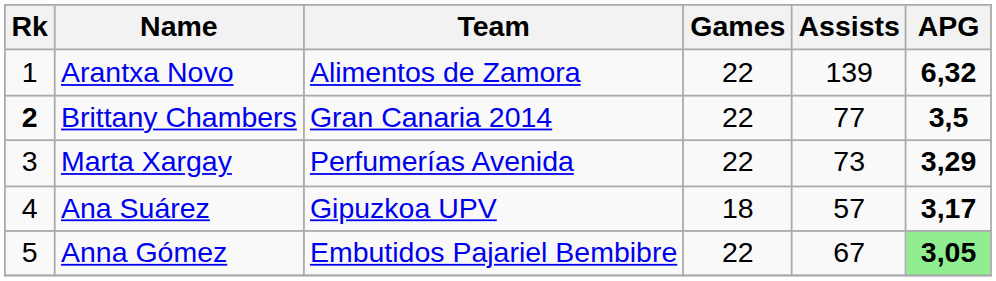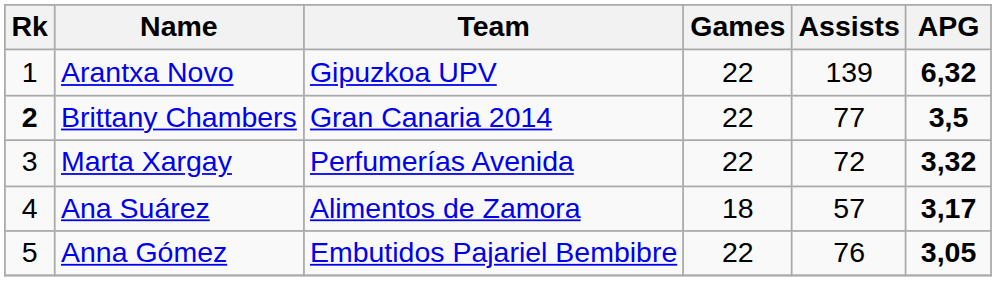(445, 72) Alimentos de Zamora -> (403, 72) Gipuzkoa UPV
(849, 162) 73 -> (849, 162) 72
(949, 162) 3,29 -> (949, 162) 3,32
(403, 207) Gipuzkoa UPV -> (445, 207) Alimentos de Zamora
(849, 252) 67 -> (849, 252) 76
(949, 252) lightgreen background -> (949, 252) no background
